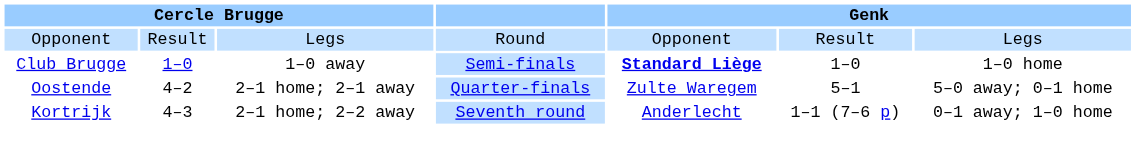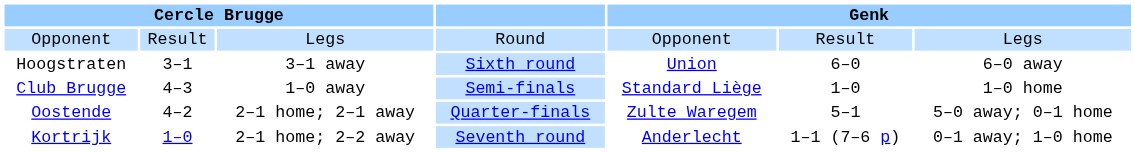+ row: (71, 64)
(177, 64) 1–0 -> (177, 88) 4–3
(692, 64) bold -> (692, 88) normal
(177, 113) 4–3 -> (177, 137) 1–0
